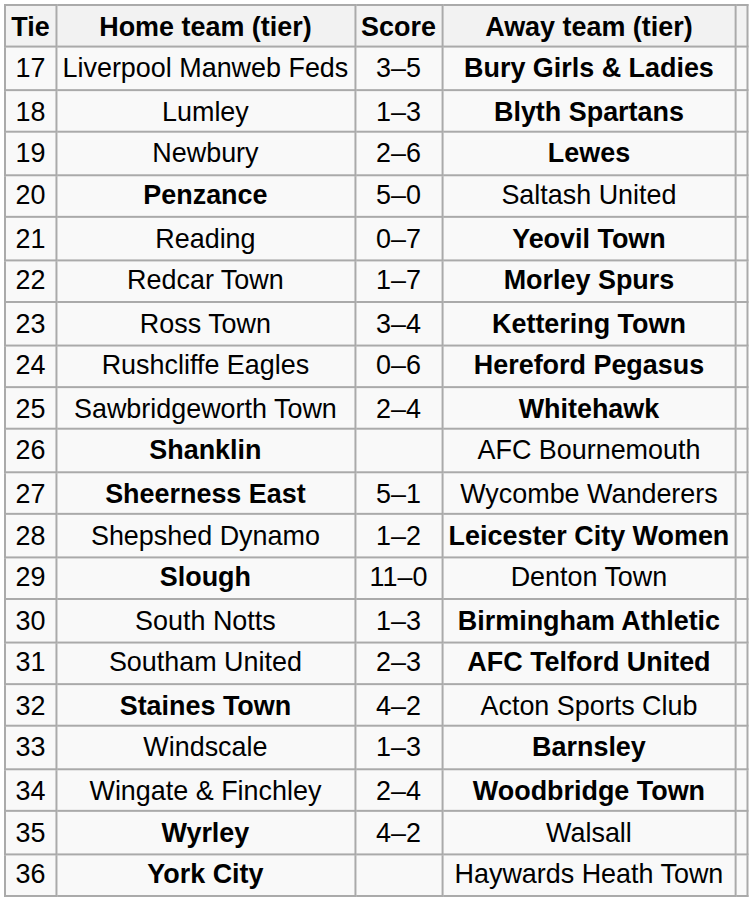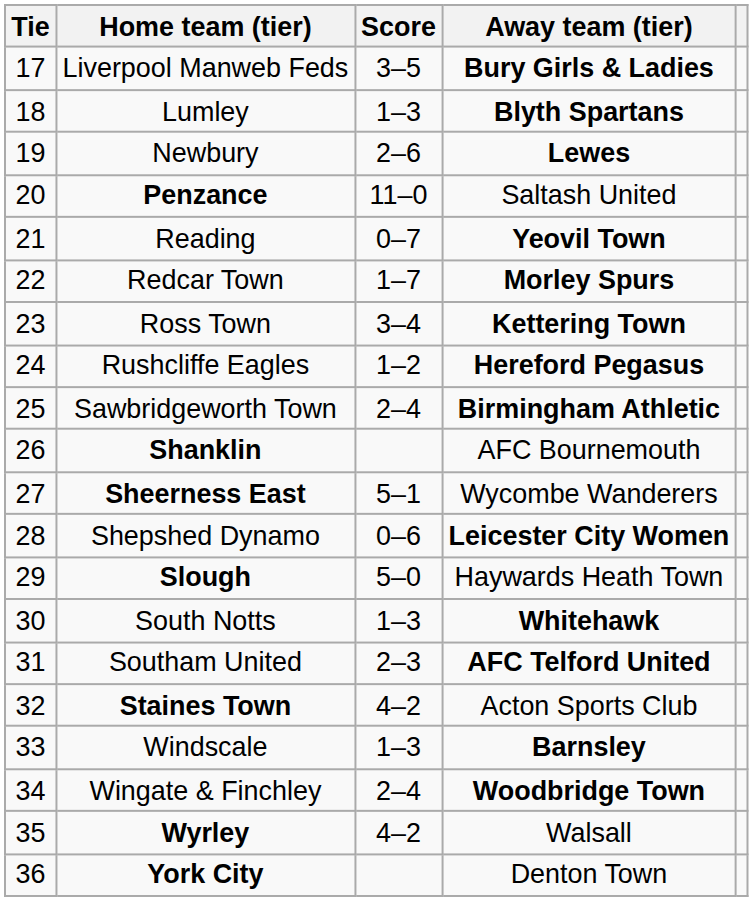(398, 196) 5–0 -> (398, 196) 11–0
(398, 365) 0–6 -> (398, 365) 1–2
(589, 408) Whitehawk -> (589, 408) Birmingham Athletic
(398, 535) 1–2 -> (398, 535) 0–6
(398, 578) 11–0 -> (398, 578) 5–0
(589, 578) Denton Town -> (589, 578) Haywards Heath Town
(589, 620) Birmingham Athletic -> (589, 620) Whitehawk
(589, 875) Haywards Heath Town -> (589, 875) Denton Town
